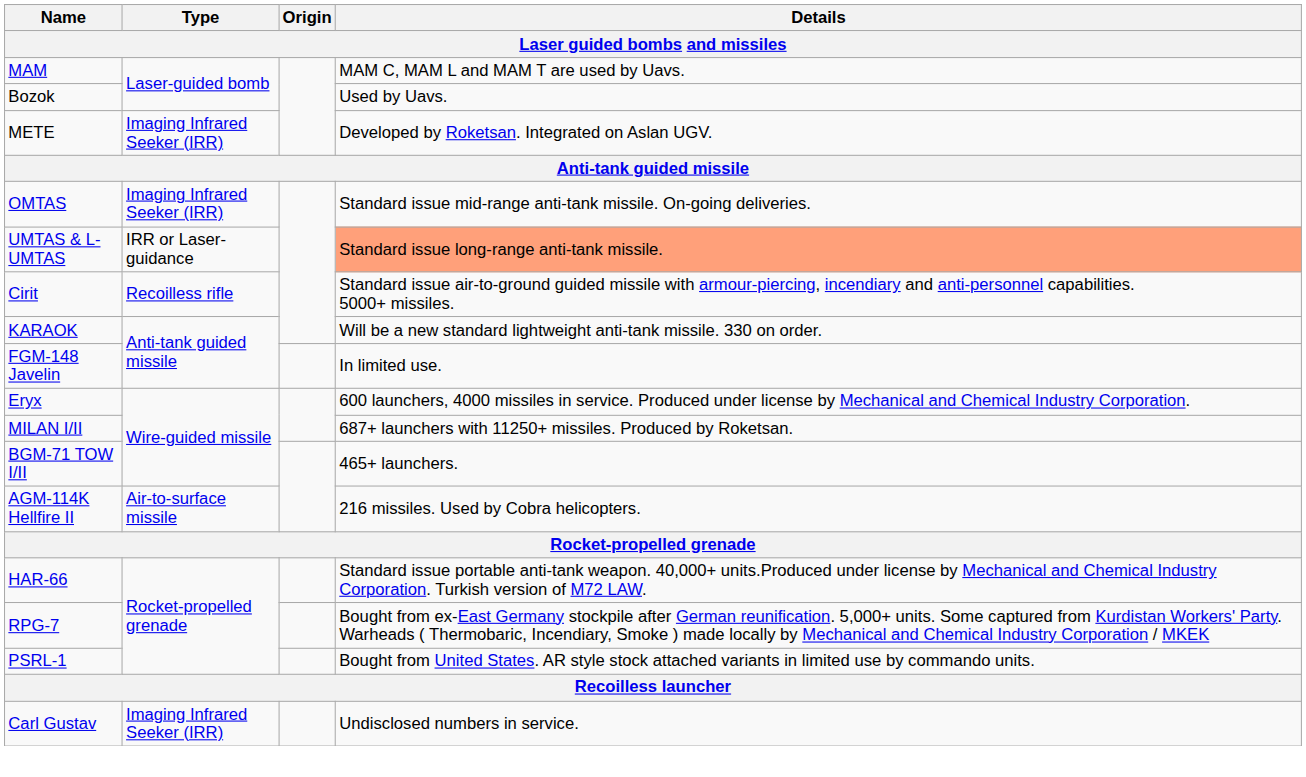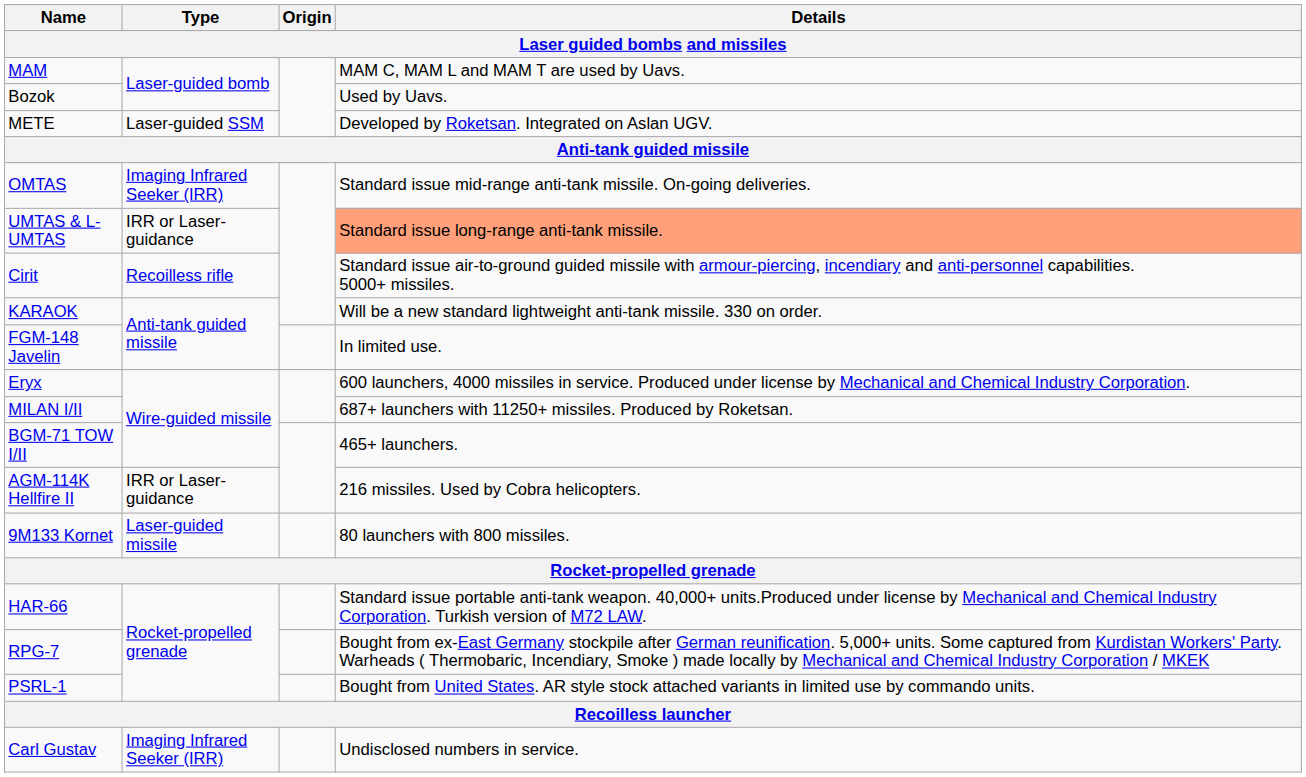(187, 132) Imaging Infrared Seeker (IRR) -> (195, 123) Laser-guided SSM
(176, 508) Air-to-surface missile -> (176, 490) IRR or Laser-guidance
+ row: (61, 535)
